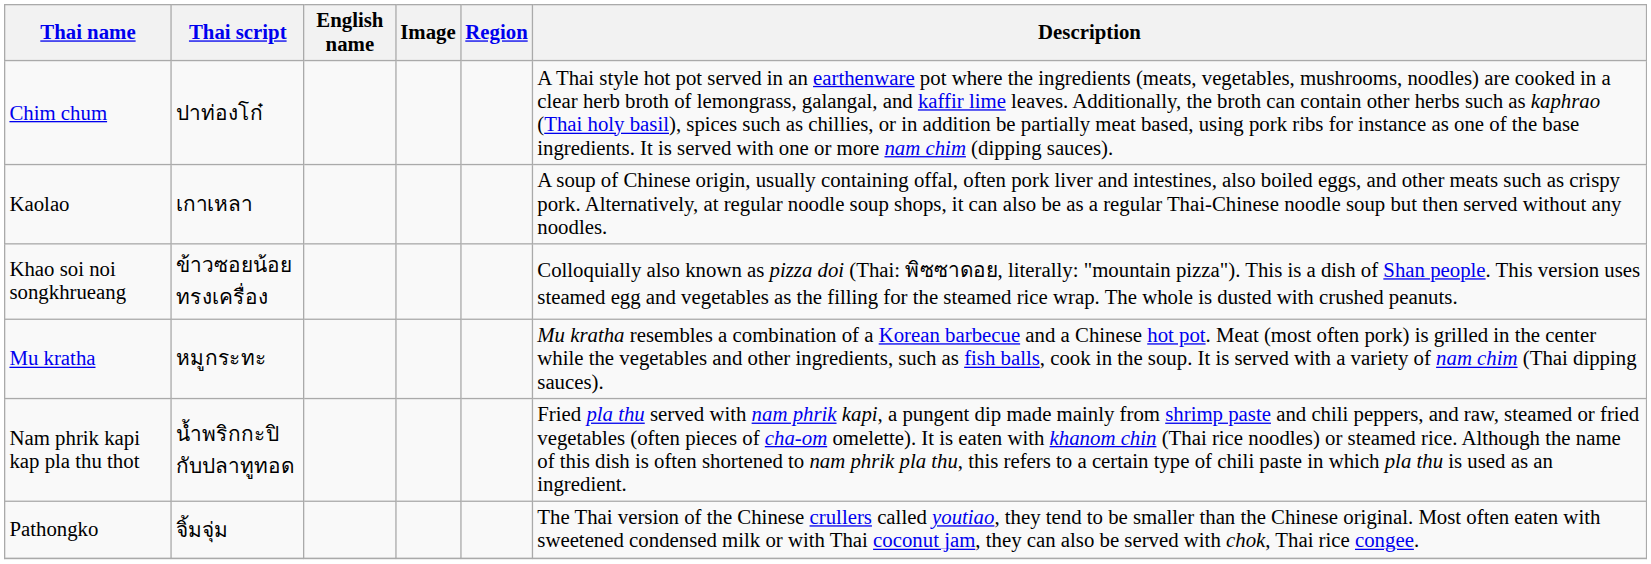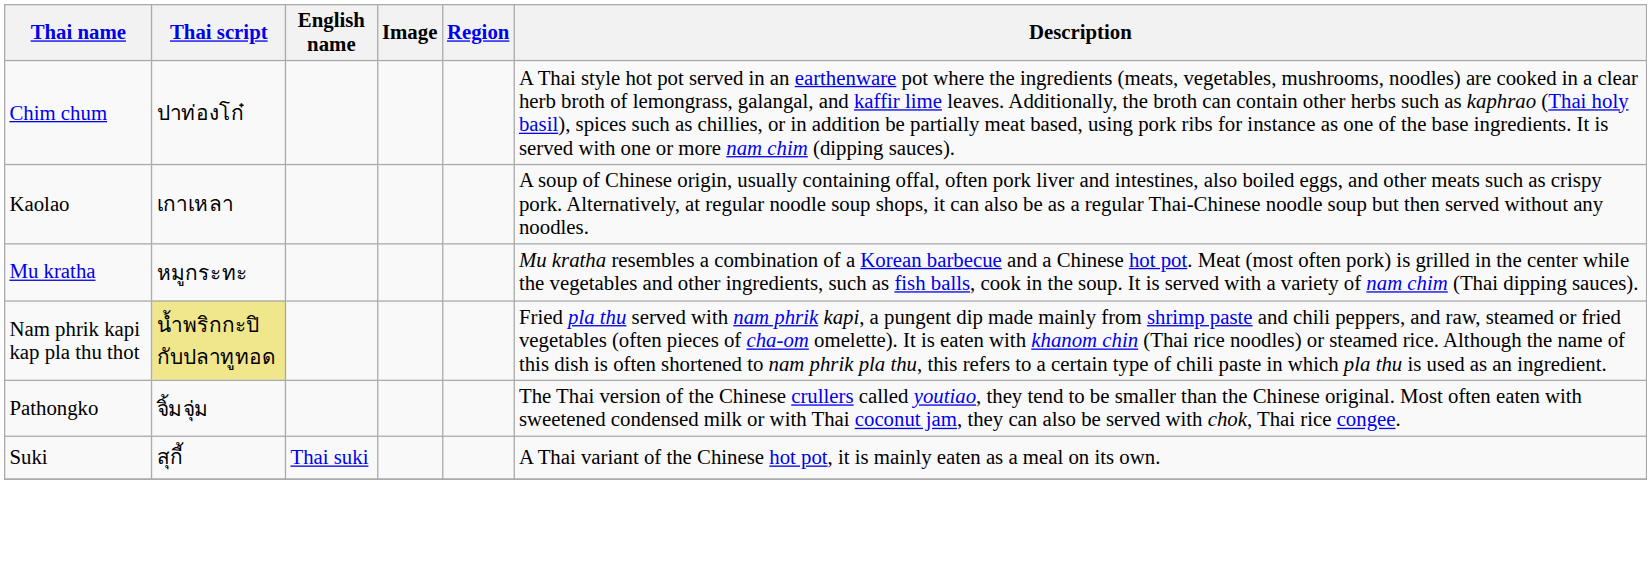- row: (68, 281)
(235, 450) no background -> (216, 340) khaki background
+ row: (29, 457)
